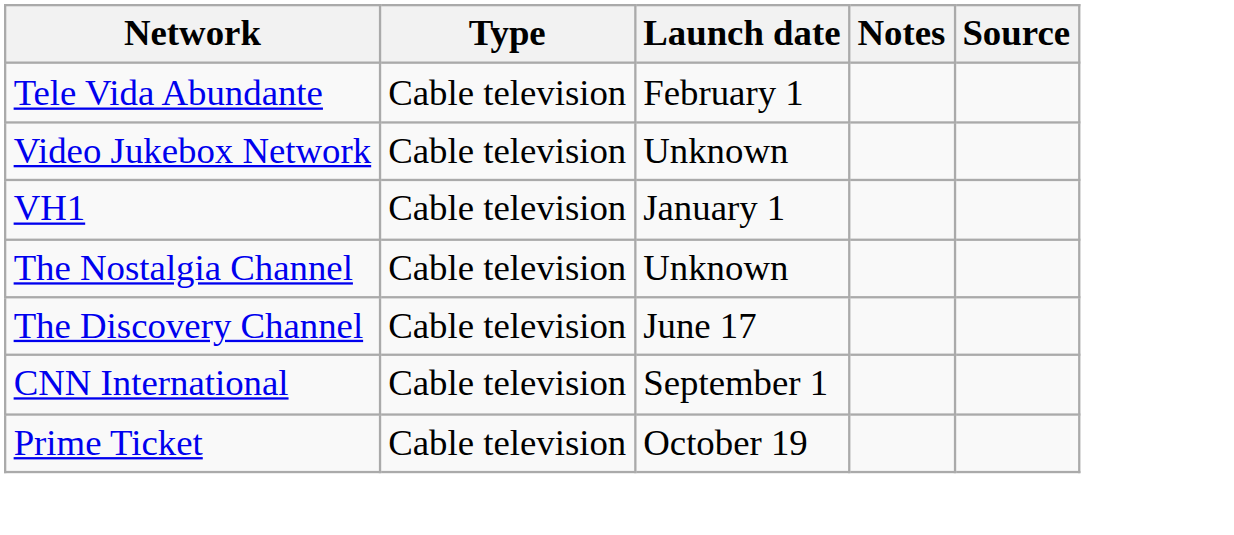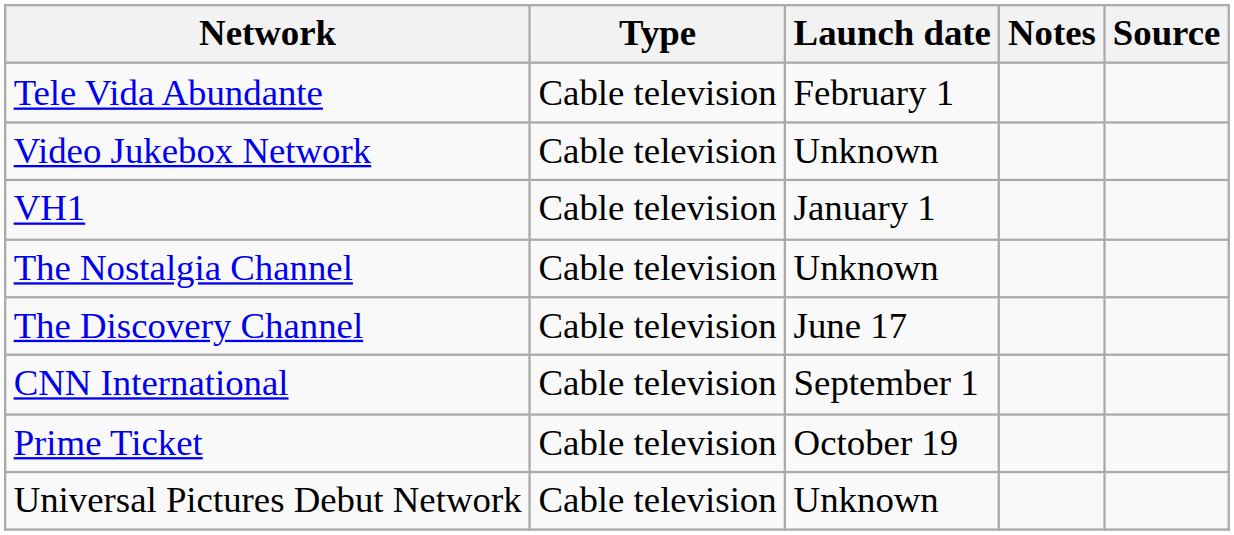+ row: (268, 500)
